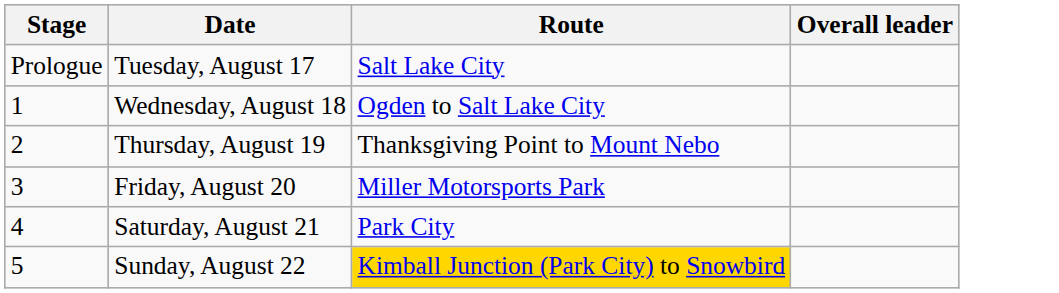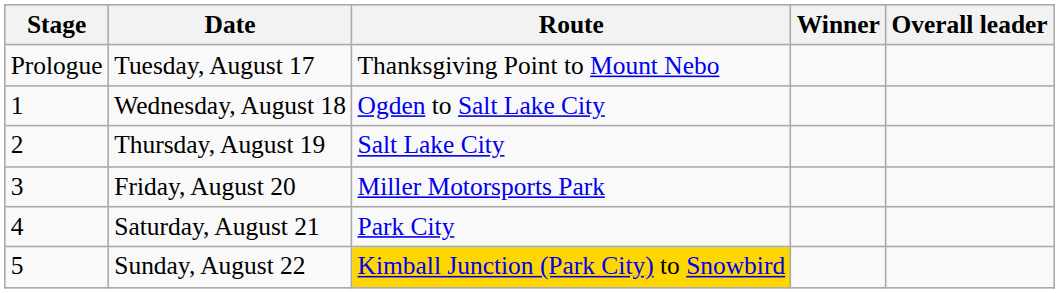+ column: (838, 24)
(431, 65) Salt Lake City -> (538, 65) Thanksgiving Point to Mount Nebo
(538, 145) Thanksgiving Point to Mount Nebo -> (431, 145) Salt Lake City
